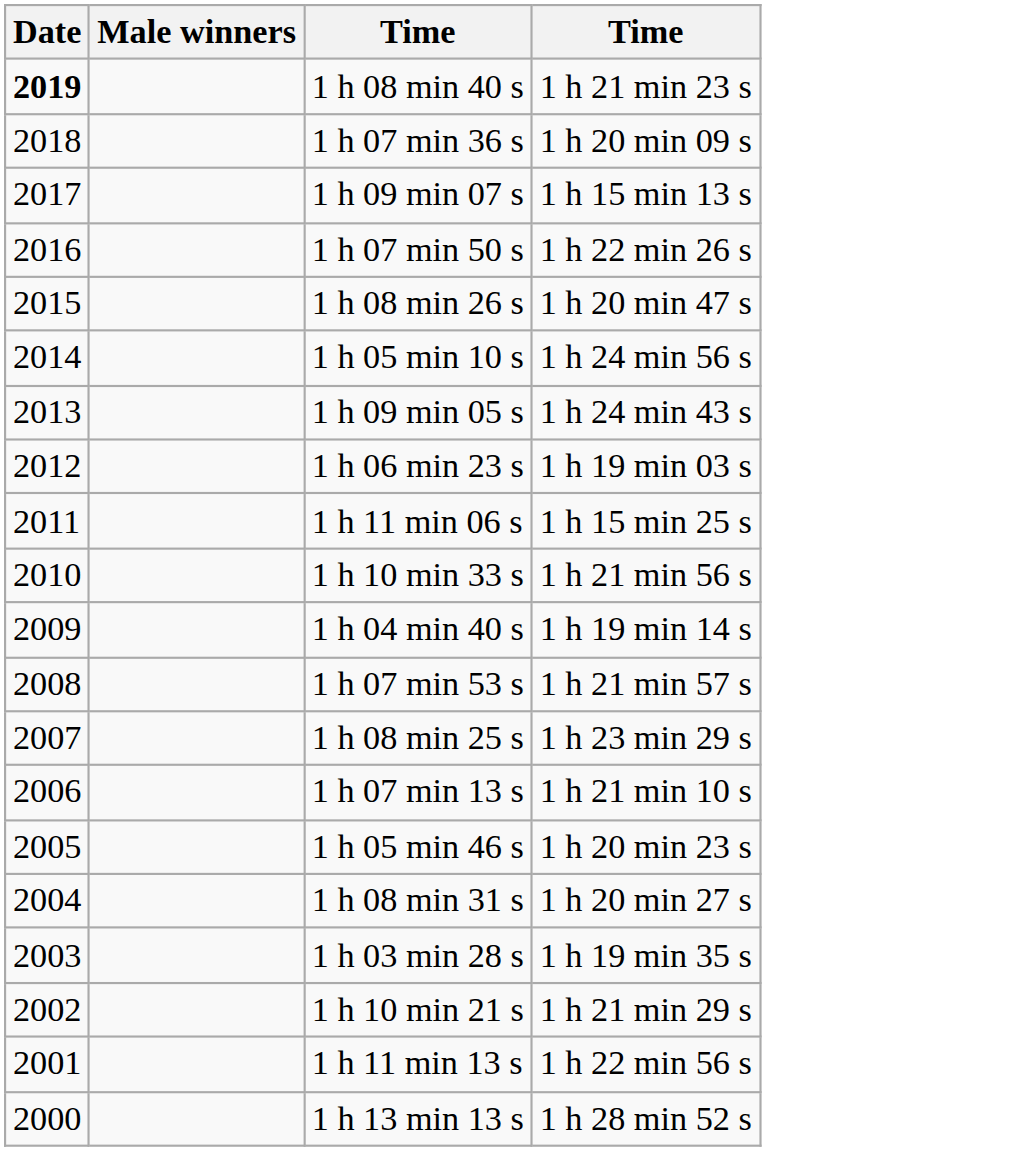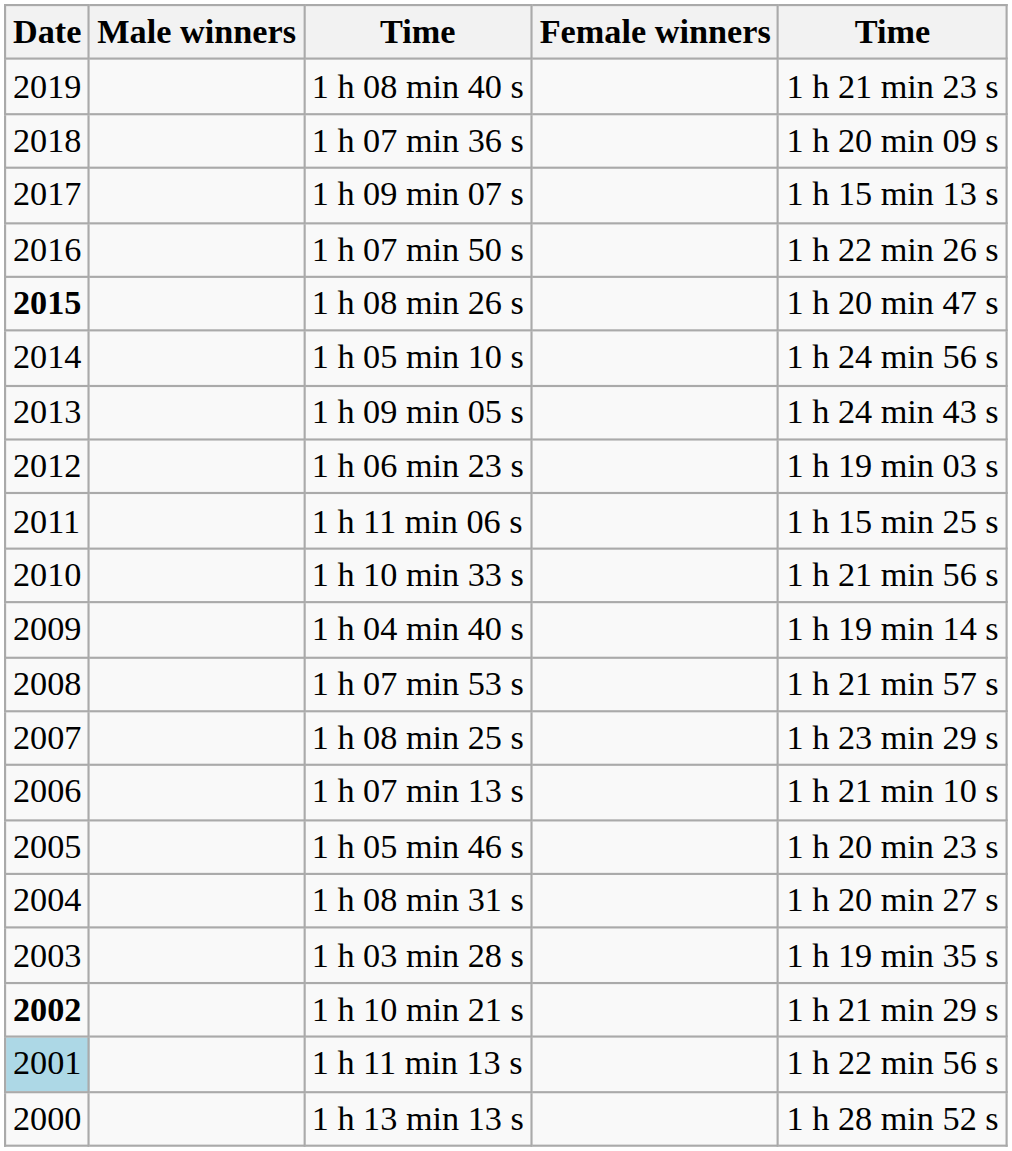+ column: (655, 31)
(47, 85) bold -> (47, 85) normal
(47, 303) normal -> (47, 303) bold
(47, 1009) normal -> (47, 1009) bold
(47, 1063) no background -> (47, 1063) lightblue background
